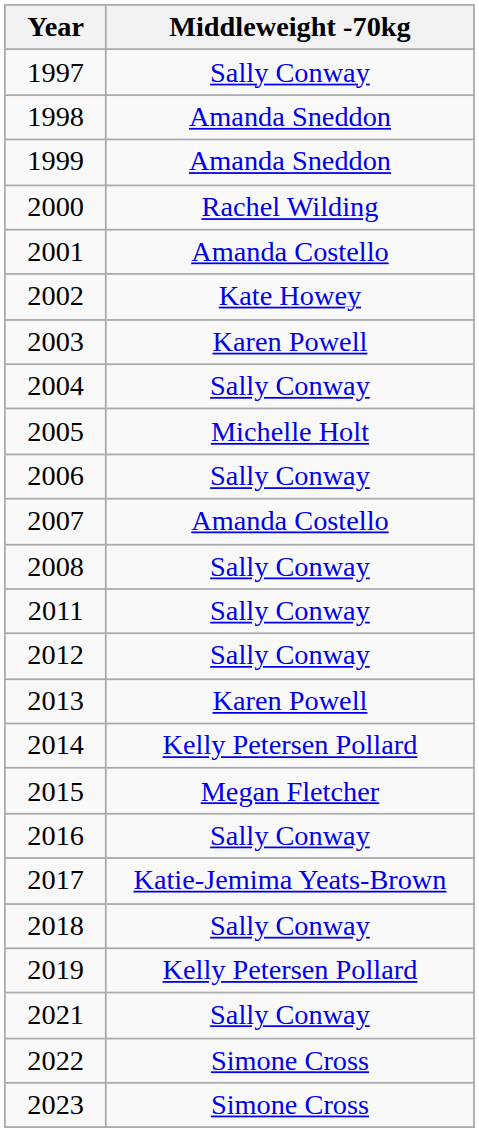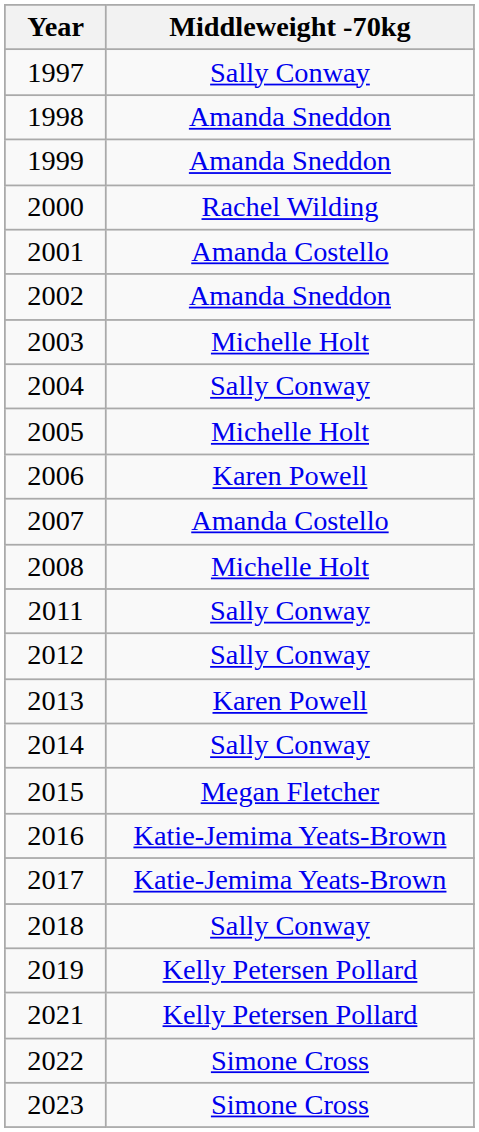(290, 296) Kate Howey -> (290, 296) Amanda Sneddon
(290, 341) Karen Powell -> (290, 341) Michelle Holt
(290, 476) Sally Conway -> (290, 476) Karen Powell
(290, 565) Sally Conway -> (290, 565) Michelle Holt
(290, 745) Kelly Petersen Pollard -> (290, 745) Sally Conway
(290, 835) Sally Conway -> (290, 835) Katie-Jemima Yeats-Brown
(290, 1015) Sally Conway -> (290, 1015) Kelly Petersen Pollard
